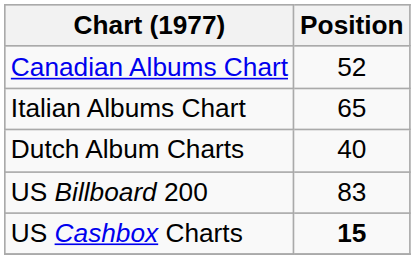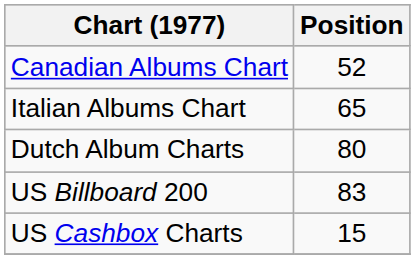(352, 150) 40 -> (352, 150) 80
(352, 233) bold -> (352, 233) normal
